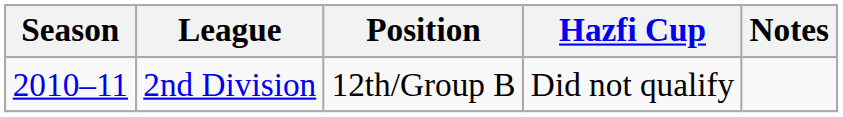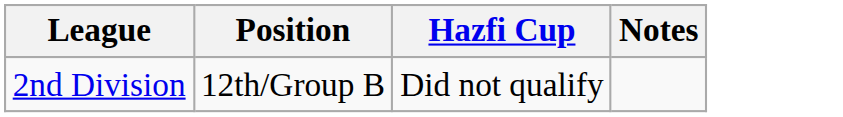- column: (70, 30)
